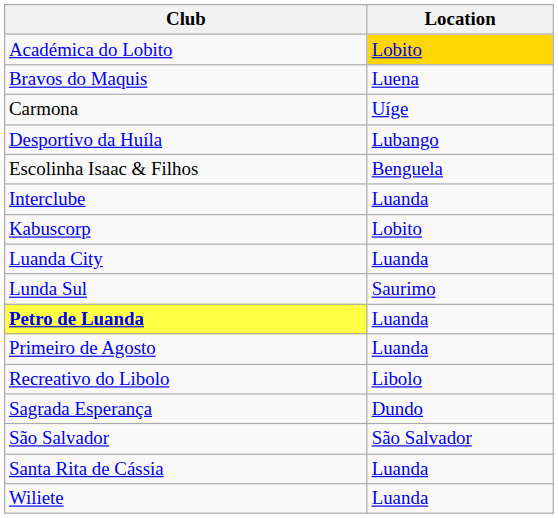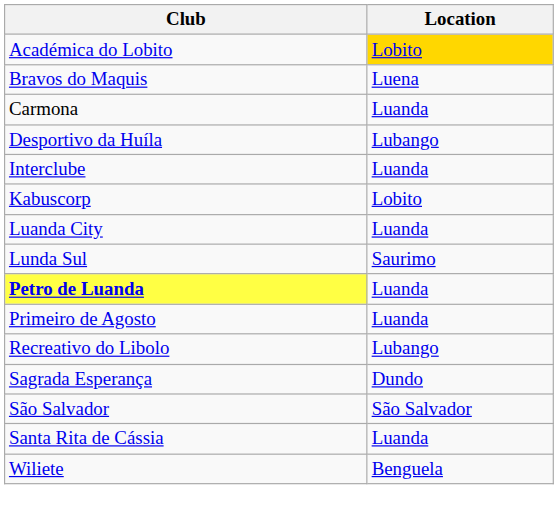(390, 109) Uíge -> (400, 109) Luanda
- row: (104, 169)
(397, 378) Libolo -> (405, 348) Lubango
(400, 498) Luanda -> (407, 468) Benguela
